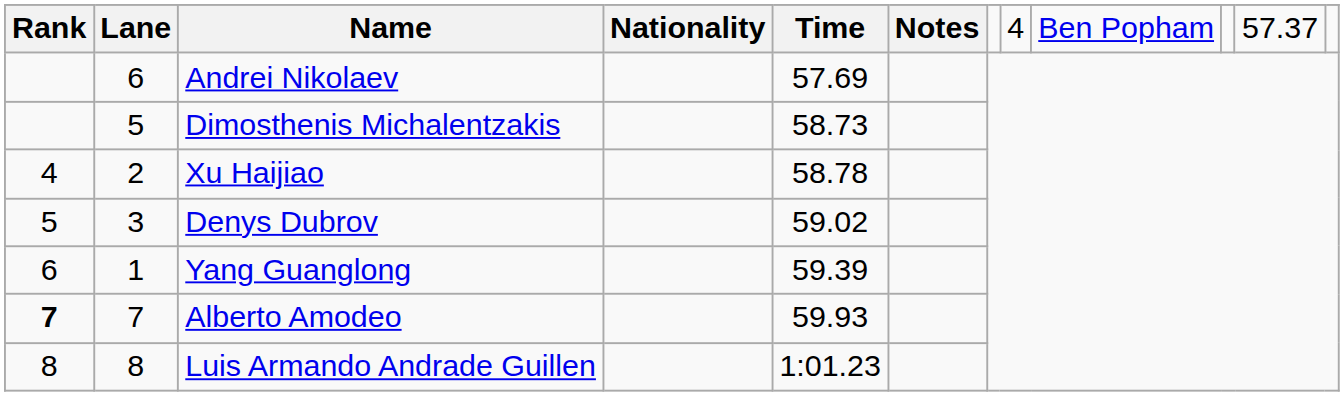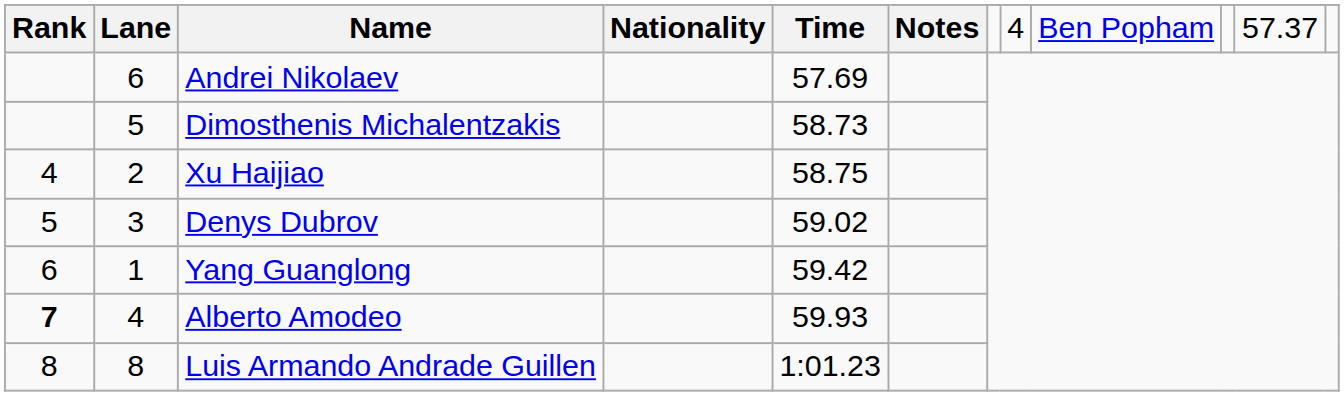(830, 173) 58.78 -> (830, 173) 58.75
(830, 269) 59.39 -> (830, 269) 59.42
(136, 317) 7 -> (136, 317) 4
